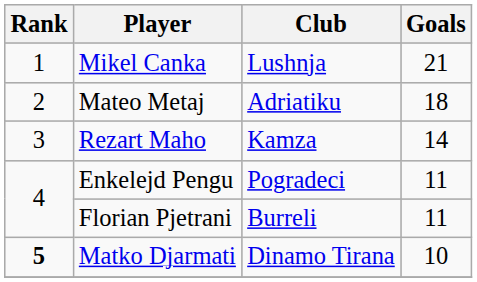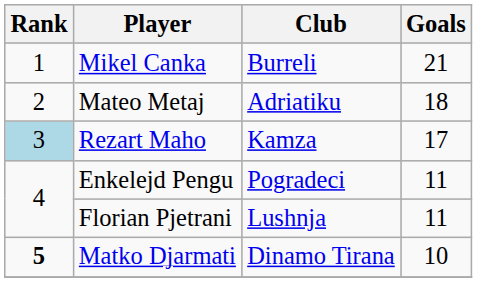(287, 62) Lushnja -> (282, 62) Burreli
(39, 140) no background -> (39, 140) lightblue background
(436, 140) 14 -> (436, 140) 17
(282, 218) Burreli -> (287, 218) Lushnja
